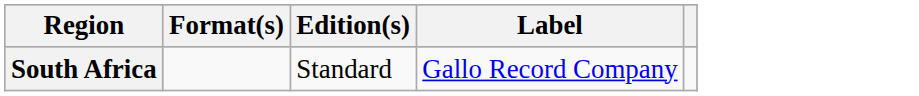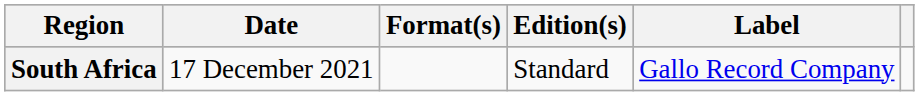+ column: (271, 25)
